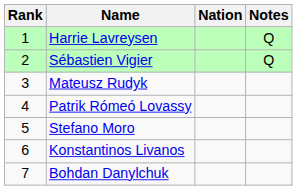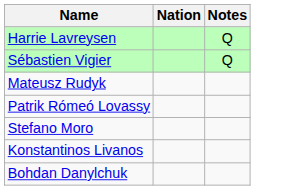- column: (25, 15)
